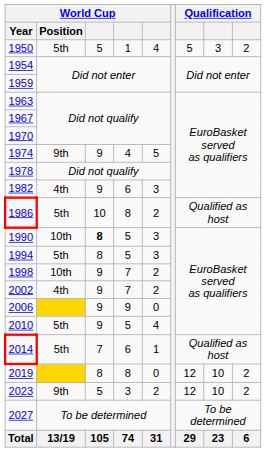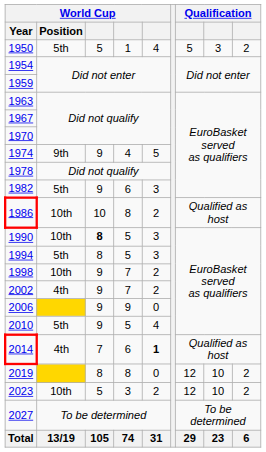(61, 189) 4th -> (61, 189) 5th
(61, 213) 5th -> (61, 213) 10th
(61, 350) 5th -> (61, 350) 4th
(156, 350) normal -> (156, 350) bold
(61, 392) 9th -> (61, 392) 10th
